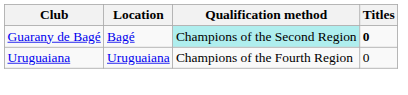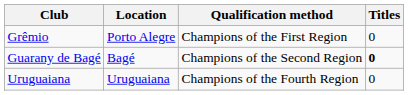+ row: (28, 36)
(266, 36) paleturquoise background -> (272, 57) no background
